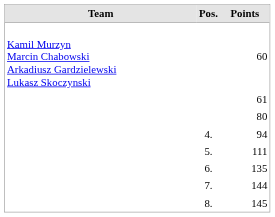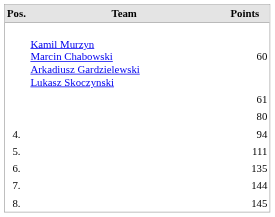columns swapped: (208, 13) <-> (101, 13)
